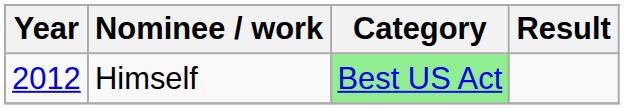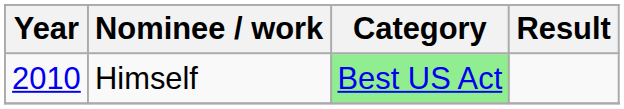(46, 77) 2012 -> (46, 77) 2010
